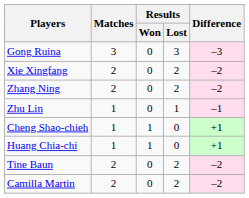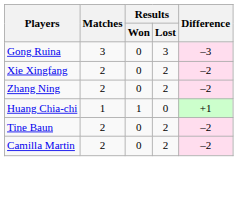- row: (25, 108)
- row: (48, 127)
